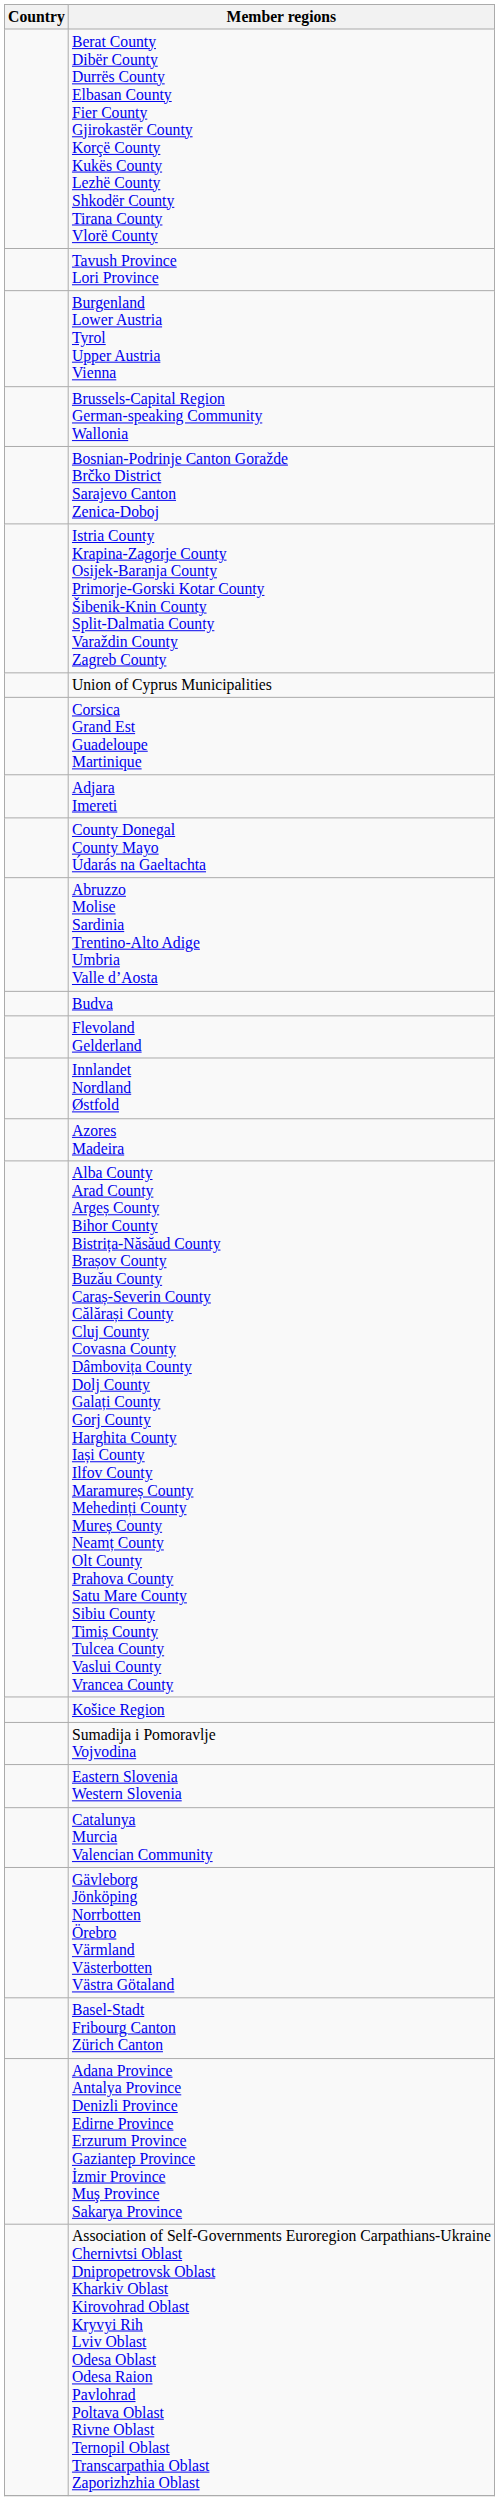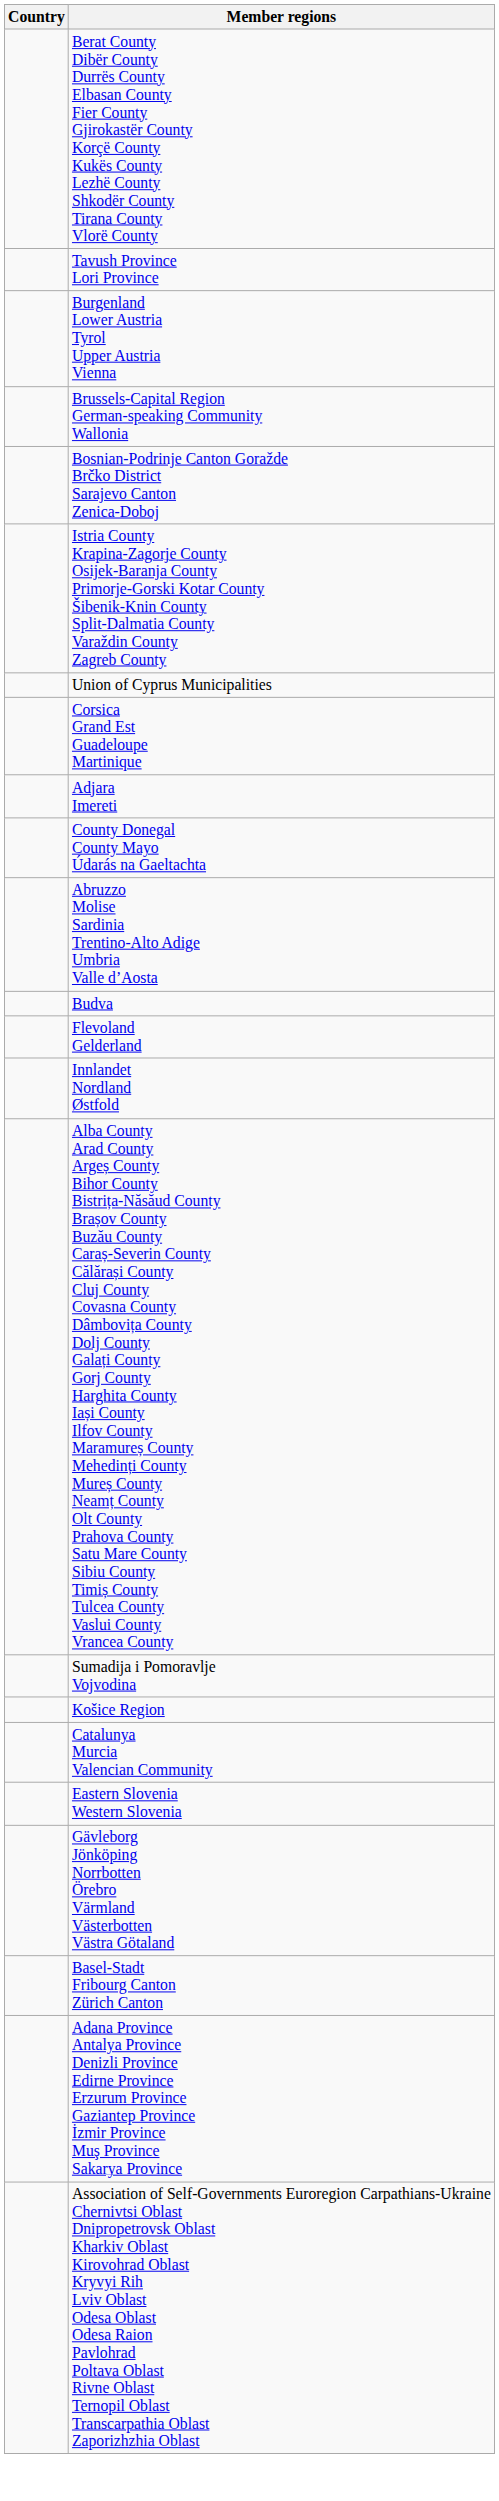- row: (98, 1139)
rows swapped: (144, 1743) <-> (118, 1709)
rows swapped: (127, 1785) <-> (142, 1837)
